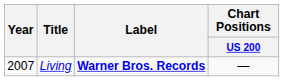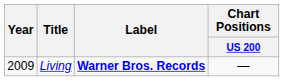(21, 66) 2007 -> (21, 66) 2009
